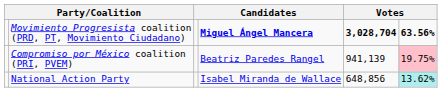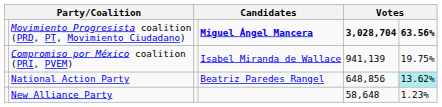(262, 59) Beatriz Paredes Rangel -> (271, 59) Isabel Miranda de Wallace
(418, 59) pink background -> (418, 59) no background
(271, 79) Isabel Miranda de Wallace -> (262, 79) Beatriz Paredes Rangel
+ row: (62, 95)
